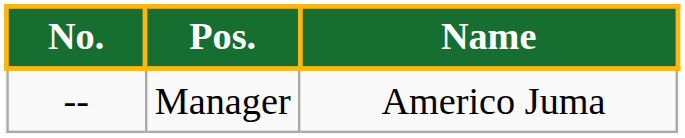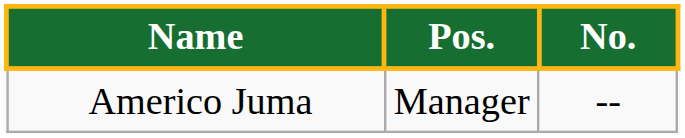columns swapped: (76, 37) <-> (489, 37)
